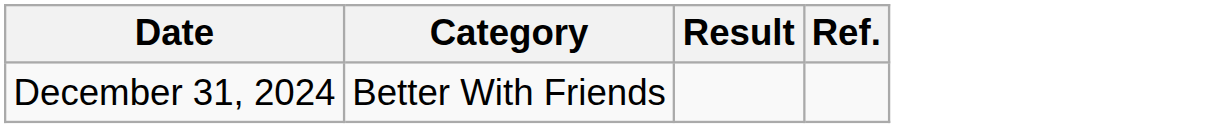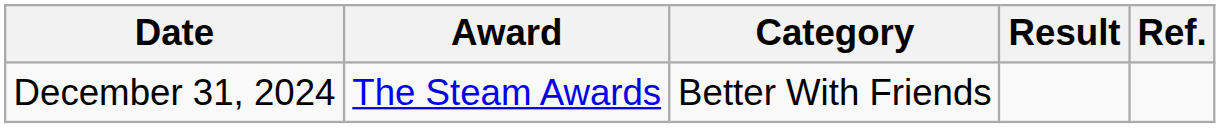+ column: (507, 33)
